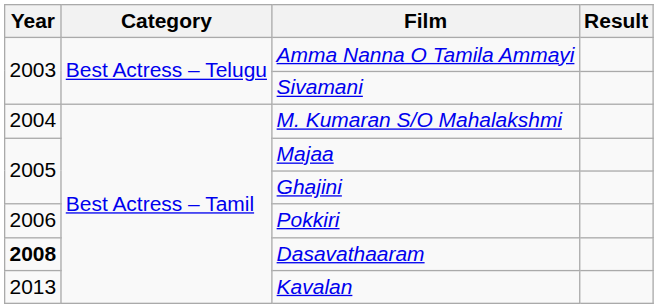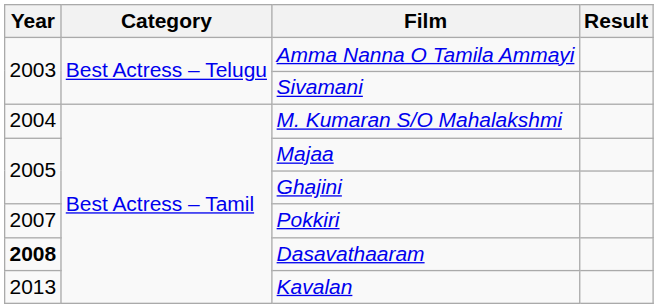(33, 220) 2006 -> (33, 220) 2007
